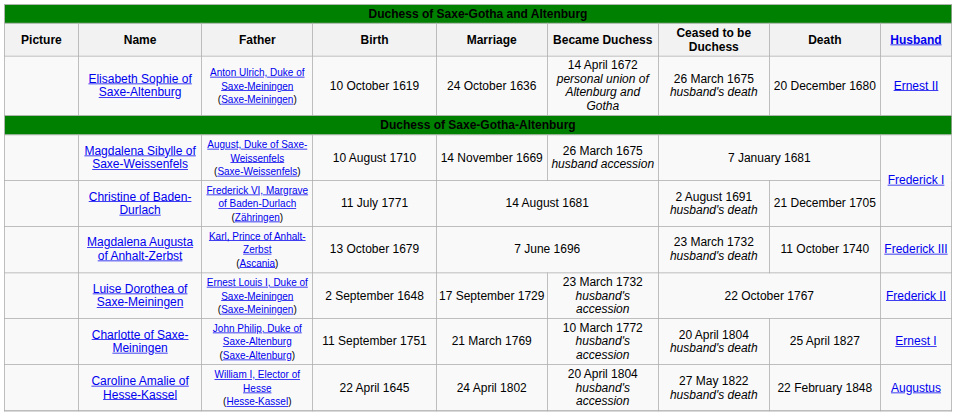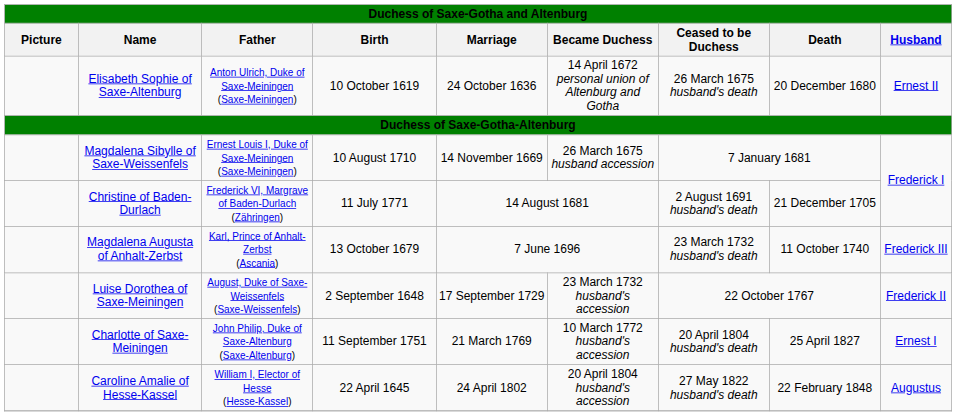(257, 158) August, Duke of Saxe-Weissenfels (Saxe-Weissenfels) -> (257, 158) Ernest Louis I, Duke of Saxe-Meiningen (Saxe-Meiningen)
(257, 296) Ernest Louis I, Duke of Saxe-Meiningen (Saxe-Meiningen) -> (257, 296) August, Duke of Saxe-Weissenfels (Saxe-Weissenfels)
